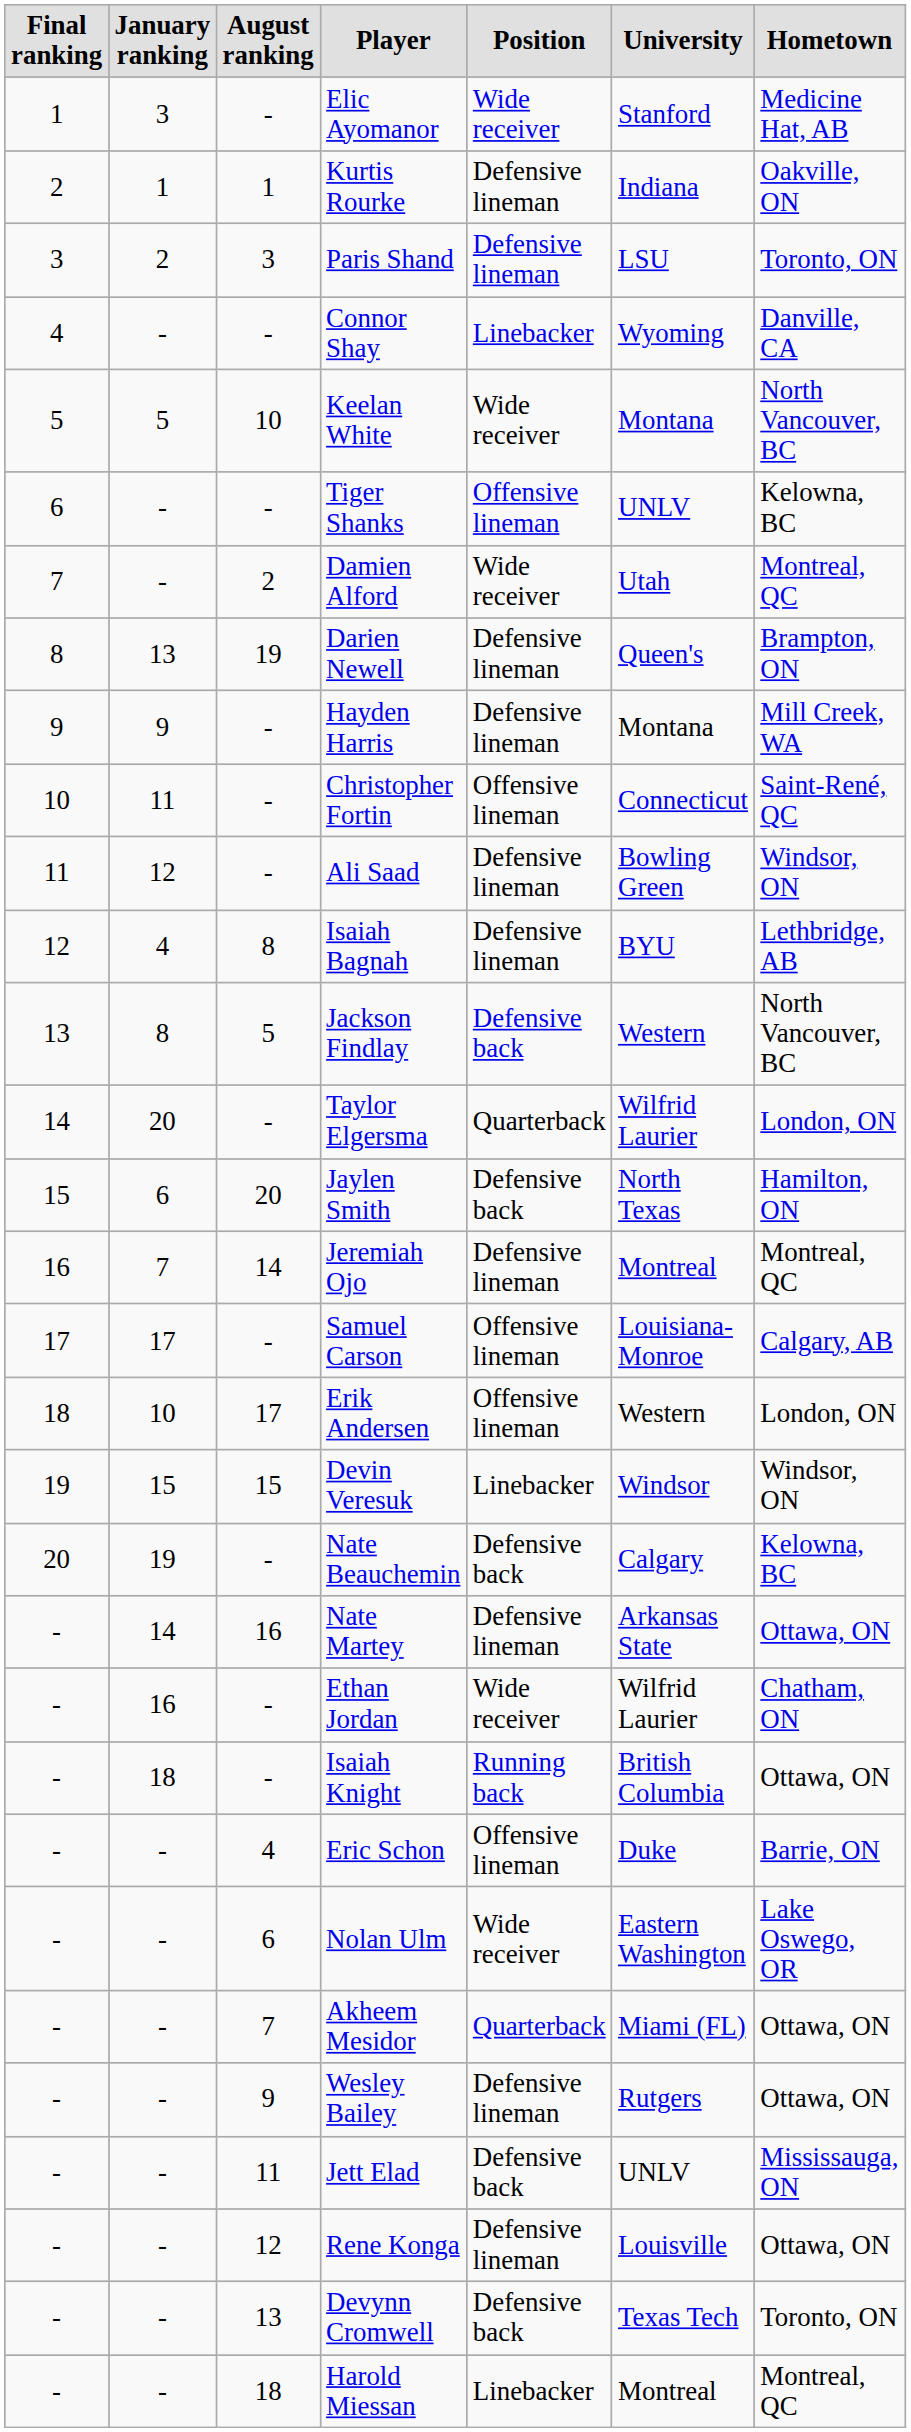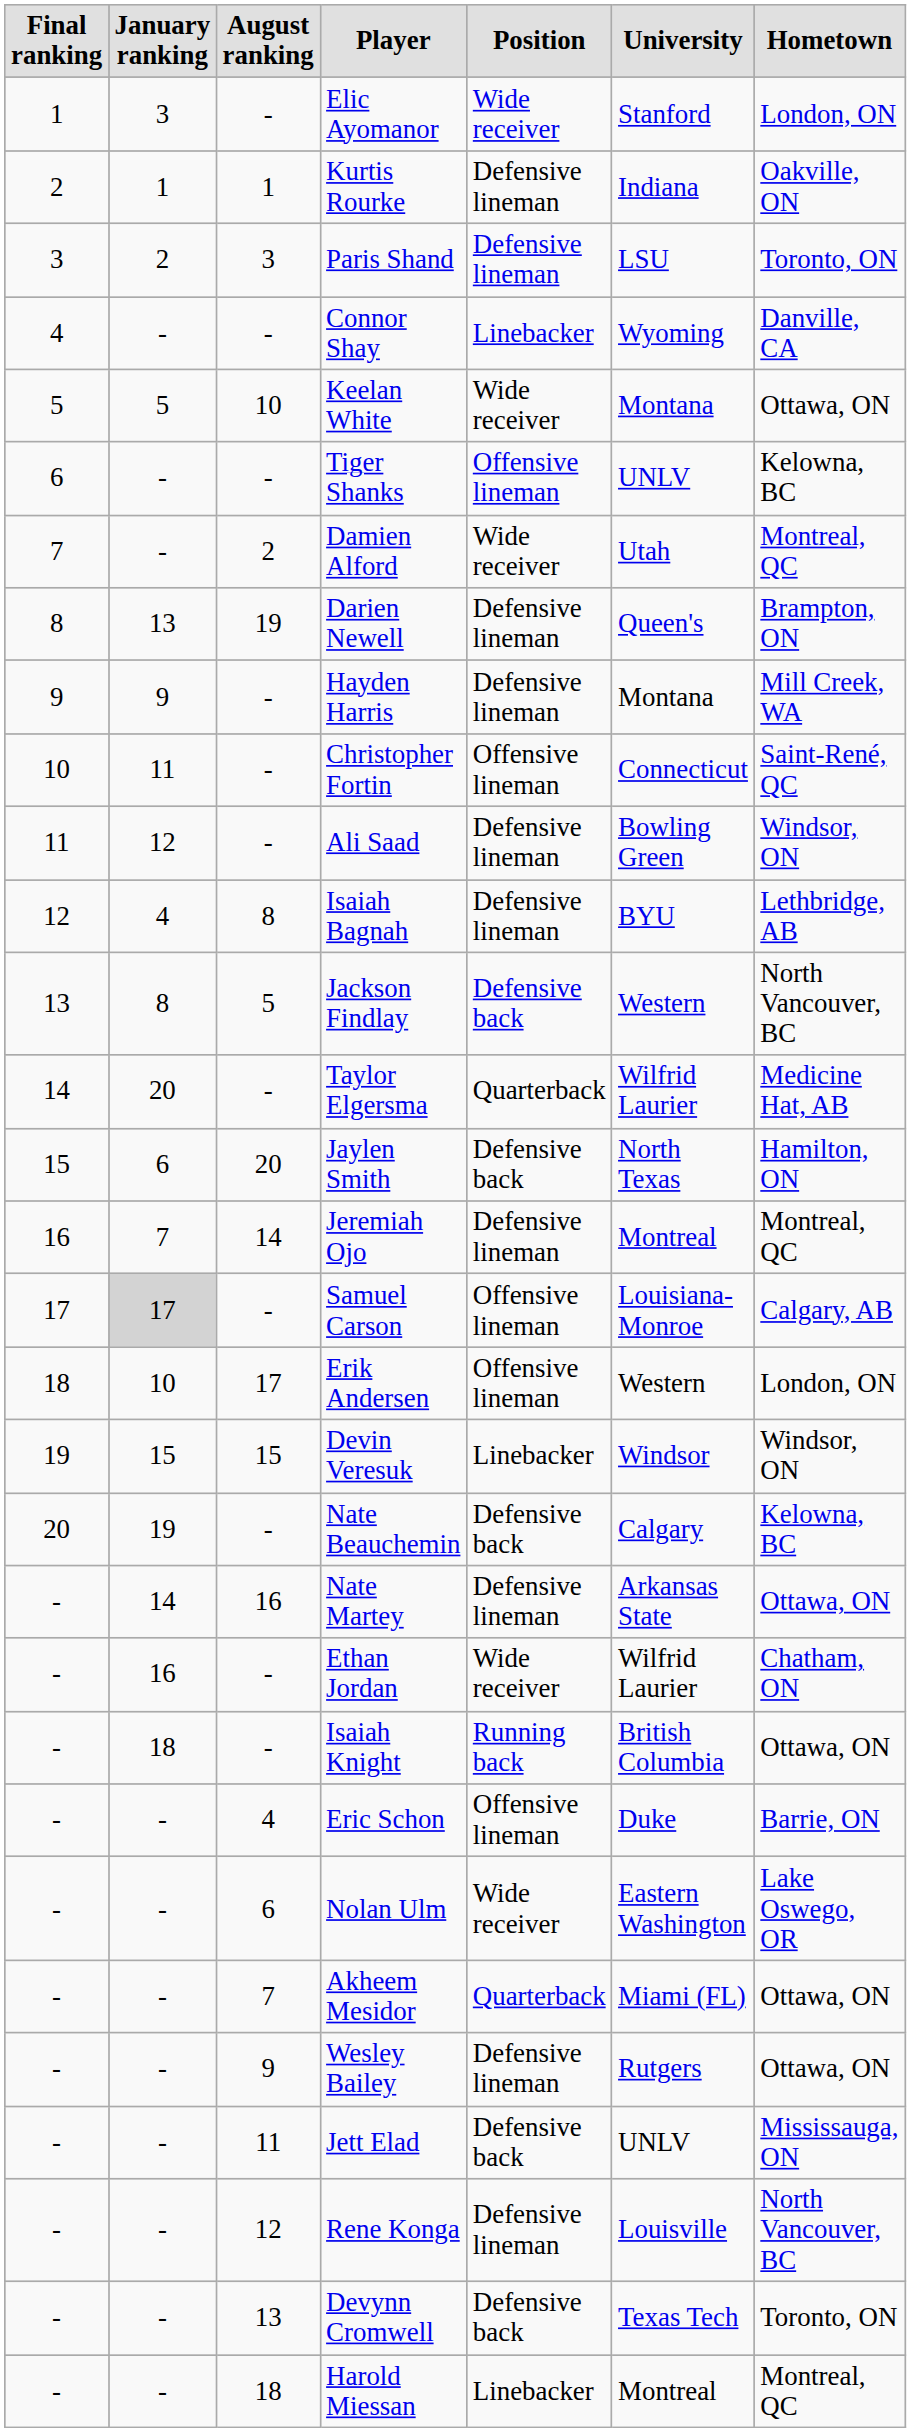(811, 113) Medicine Hat, AB -> (828, 113) London, ON
(821, 420) North Vancouver, BC -> (825, 405) Ottawa, ON
(828, 1121) London, ON -> (811, 1091) Medicine Hat, AB
(162, 1340) no background -> (162, 1309) lightgrey background
(825, 2244) Ottawa, ON -> (821, 2229) North Vancouver, BC
